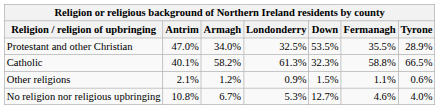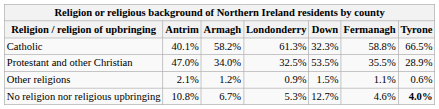rows swapped: (25, 63) <-> (70, 46)
(421, 96) normal -> (421, 96) bold
